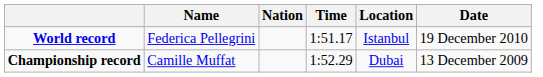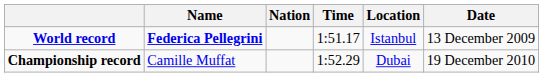(201, 38) normal -> (205, 38) bold
(474, 38) 19 December 2010 -> (481, 38) 13 December 2009
(474, 60) 13 December 2009 -> (481, 60) 19 December 2010
